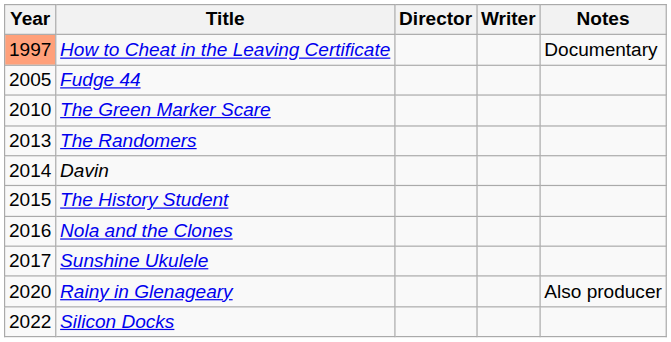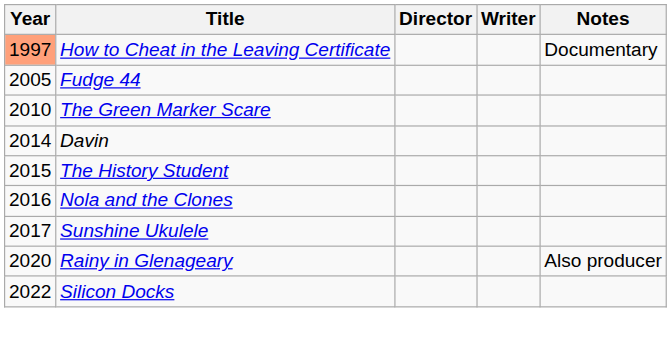- row: (128, 140)
